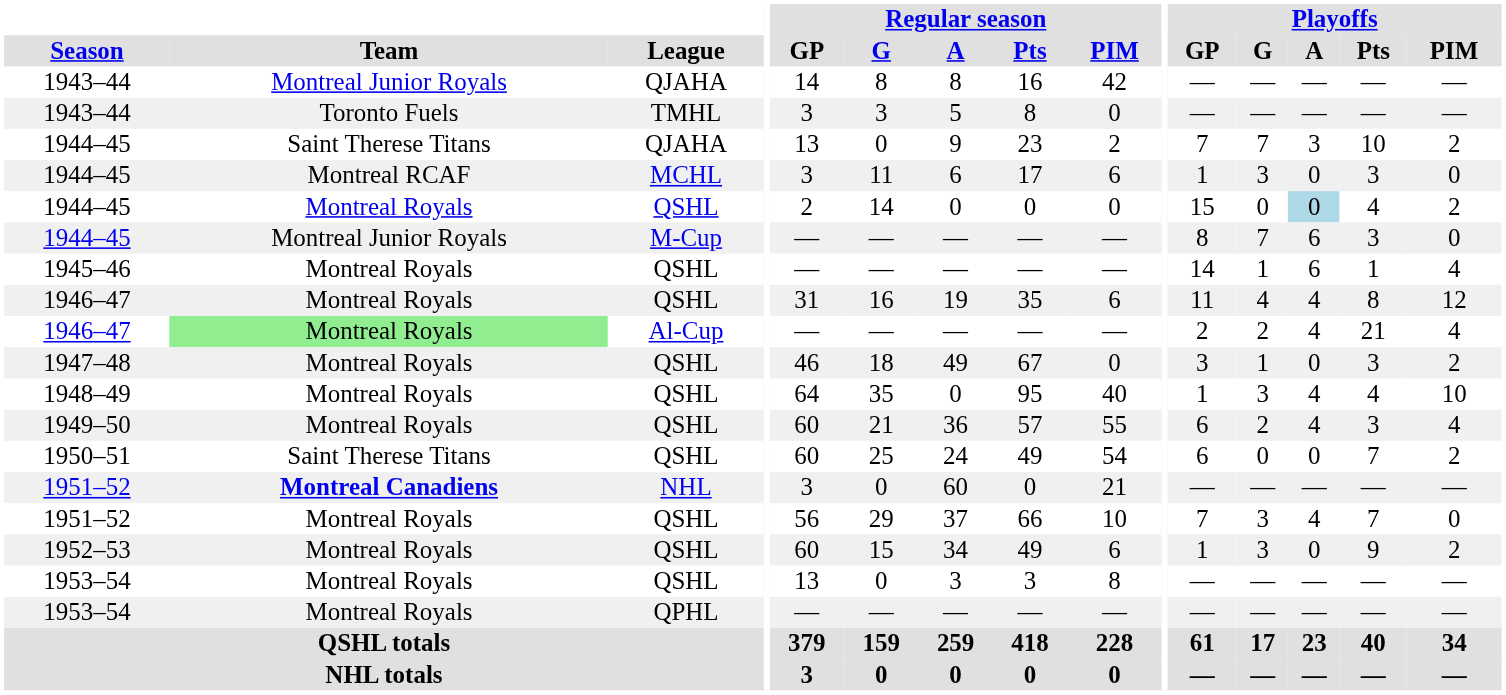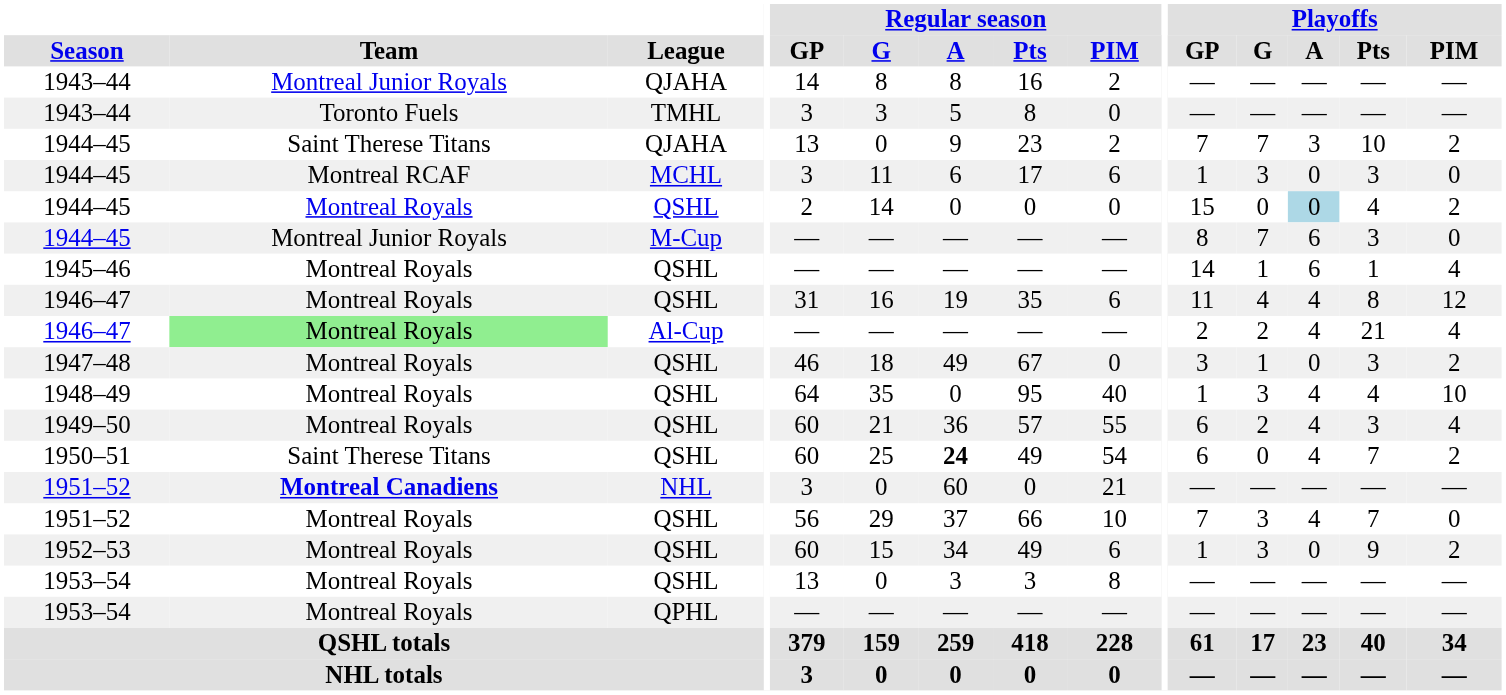(1115, 81) 42 -> (1115, 81) 2
(956, 456) normal -> (956, 456) bold
(1314, 456) 0 -> (1314, 456) 4
